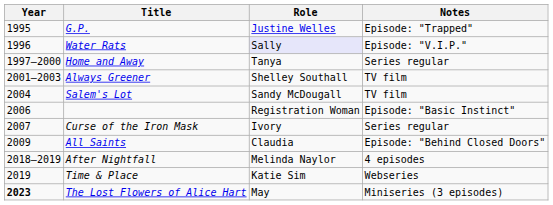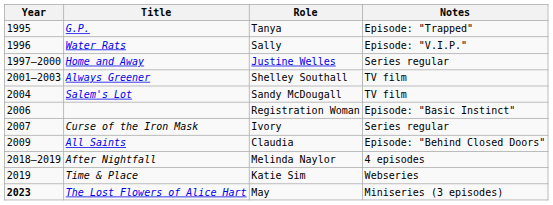(294, 29) Justine Welles -> (266, 29) Tanya
(266, 45) lavender background -> (266, 45) no background
(266, 61) Tanya -> (294, 61) Justine Welles
